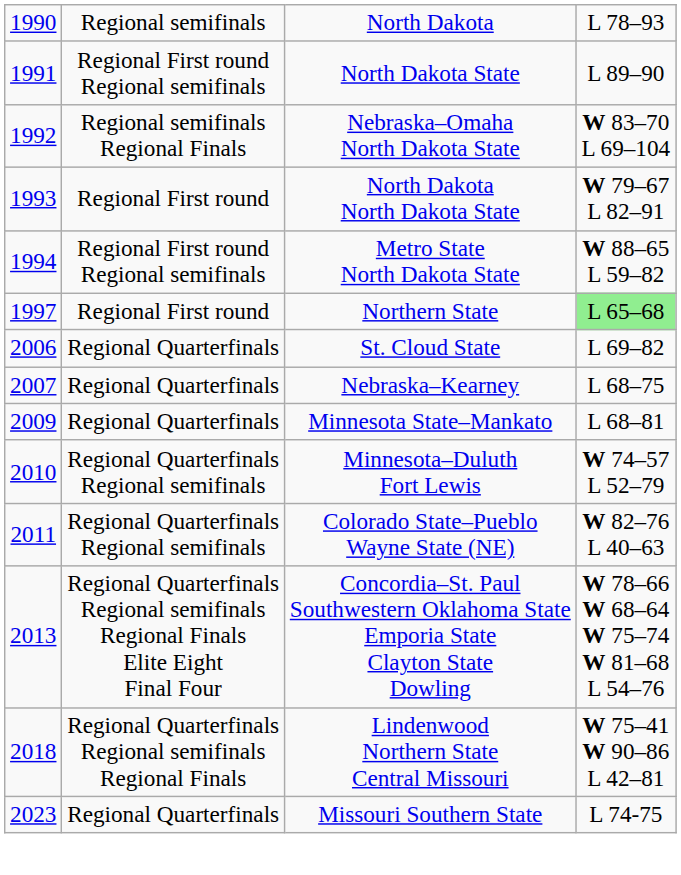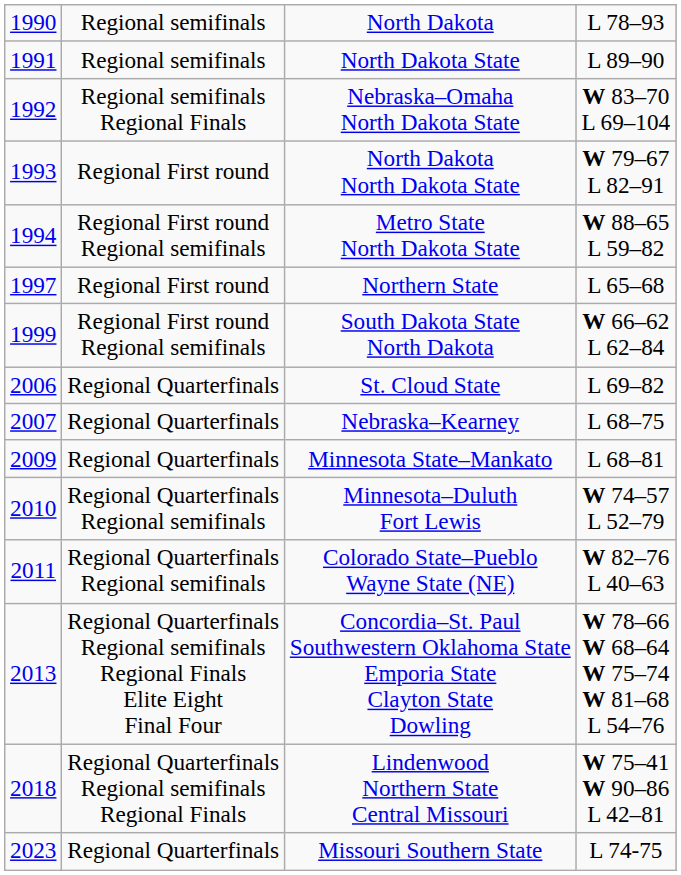(173, 72) Regional First round Regional semifinals -> (173, 59) Regional semifinals
(626, 311) lightgreen background -> (626, 285) no background
+ row: (430, 335)
